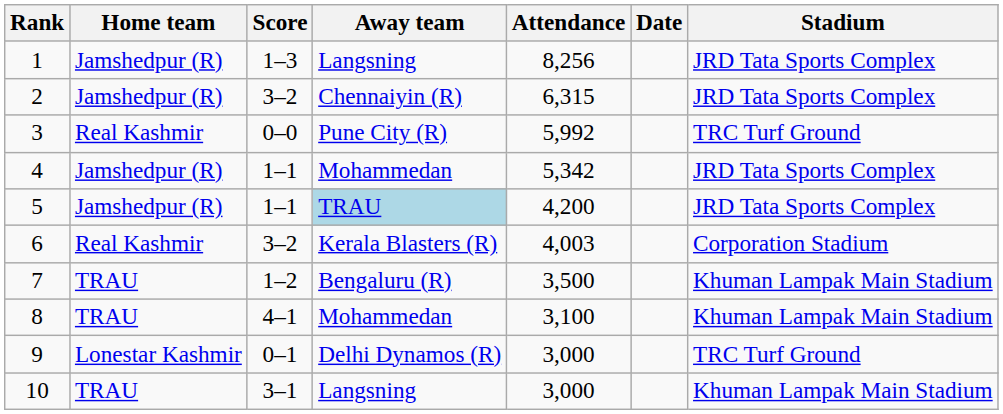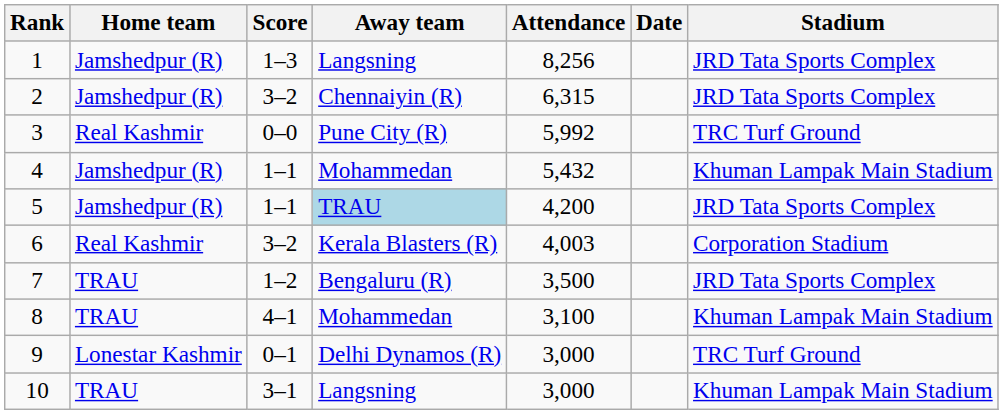(569, 170) 5,342 -> (569, 170) 5,432
(814, 170) JRD Tata Sports Complex -> (843, 170) Khuman Lampak Main Stadium
(843, 280) Khuman Lampak Main Stadium -> (814, 280) JRD Tata Sports Complex
